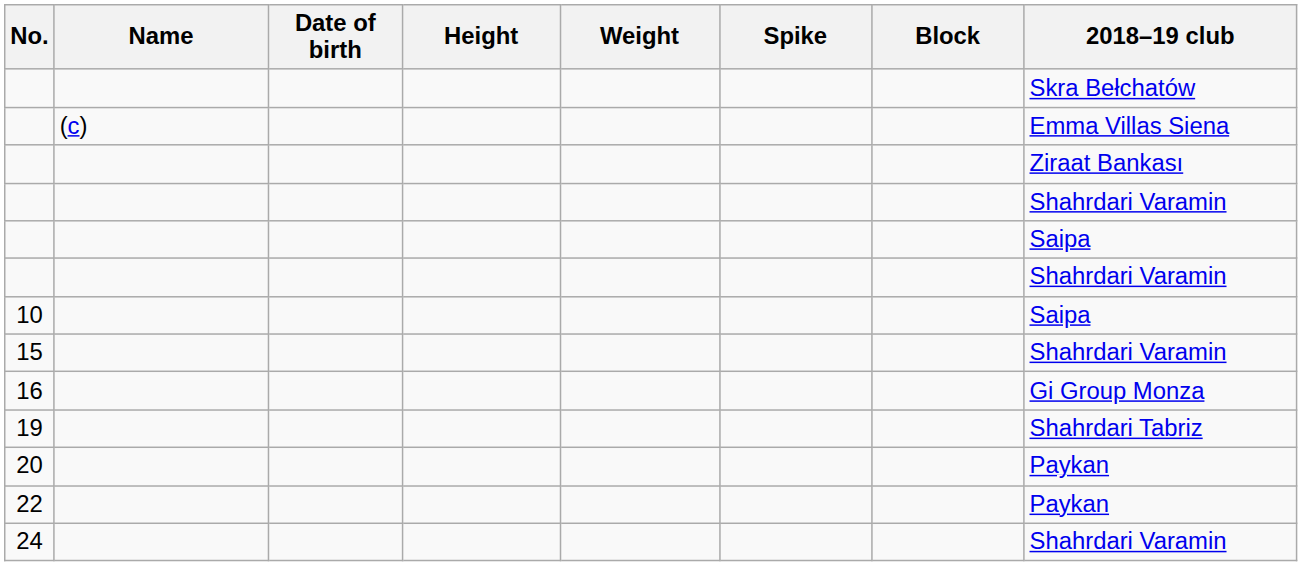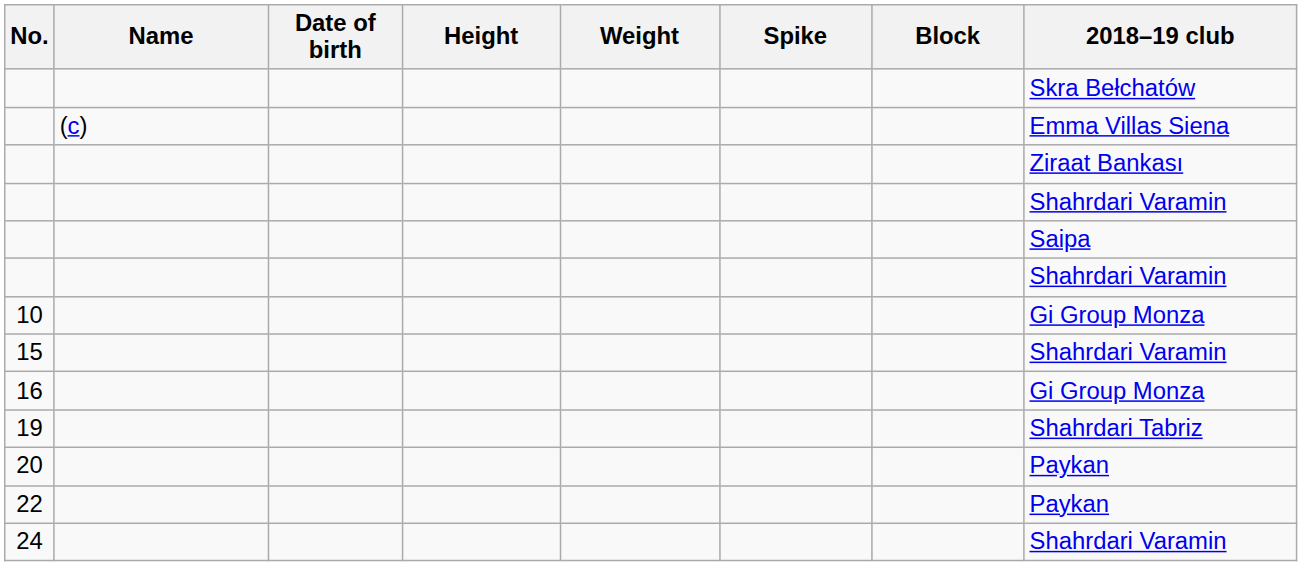(1060, 314) Saipa -> (1117, 314) Gi Group Monza
